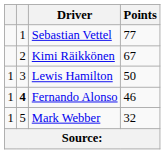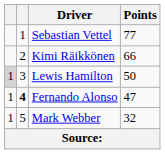(130, 55) 67 -> (130, 55) 66
(11, 76) no background -> (11, 76) lightgrey background
(130, 96) 46 -> (130, 96) 47
